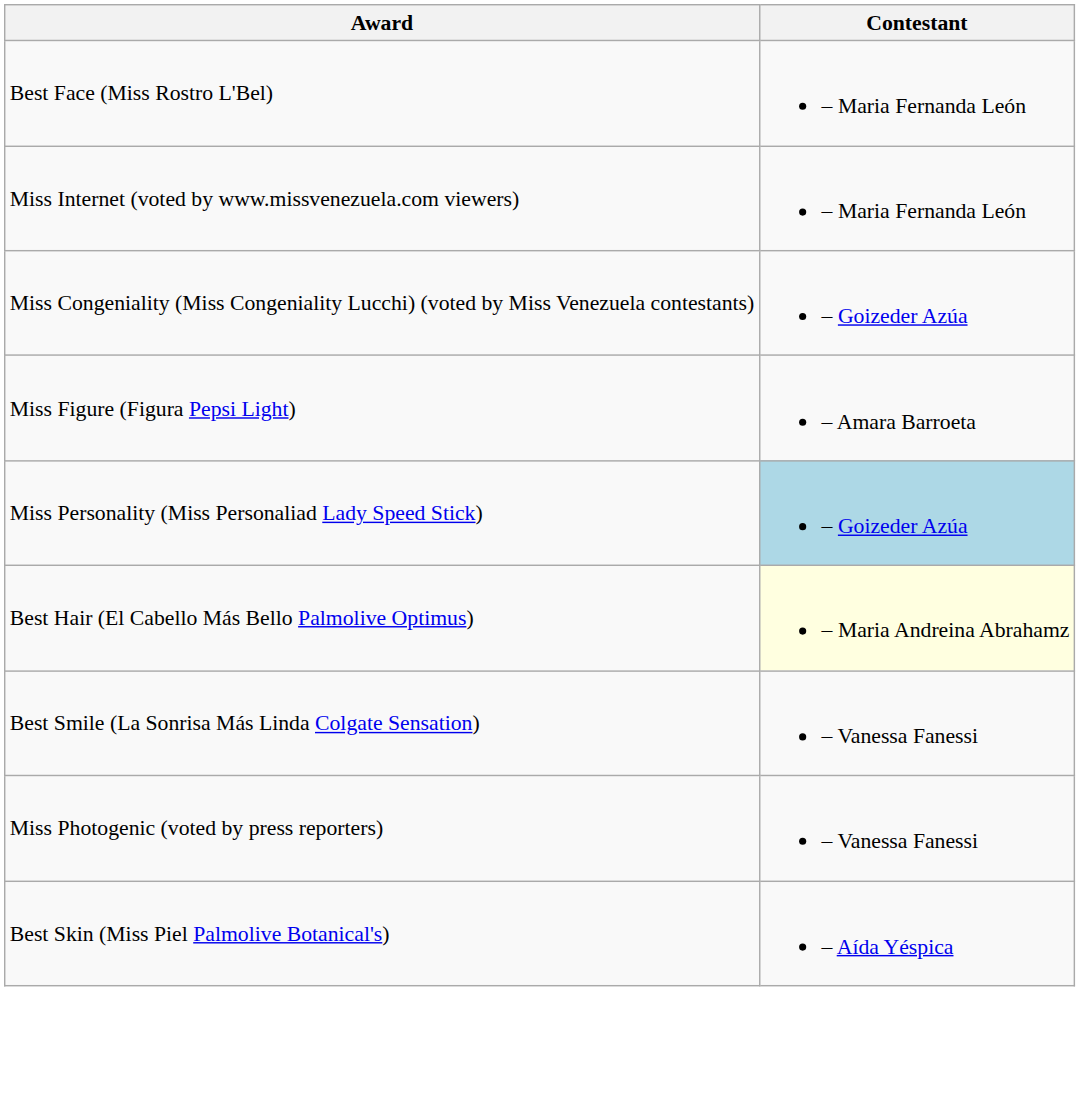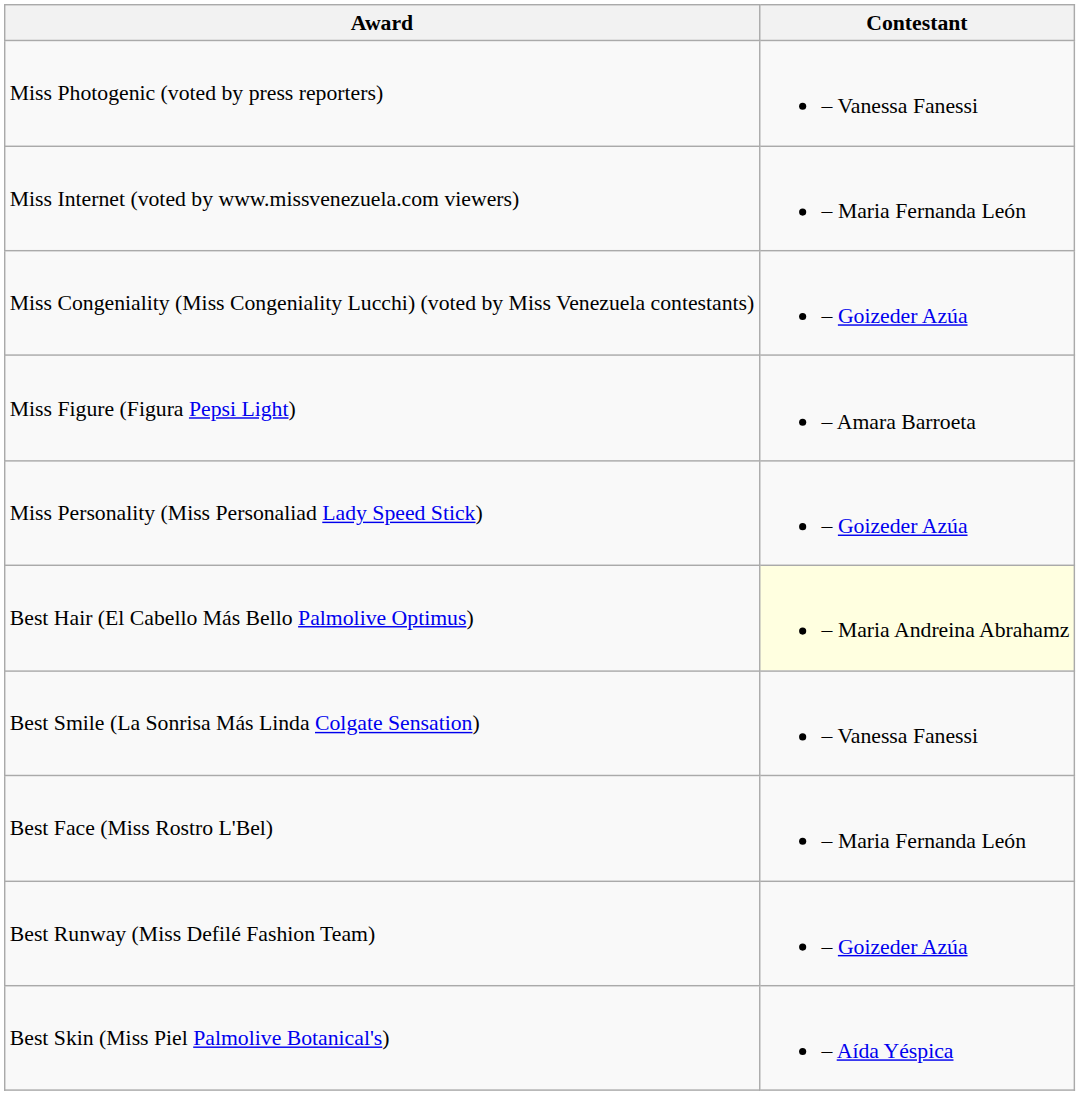rows swapped: (196, 828) <-> (141, 93)
(917, 526) lightblue background -> (917, 526) no background
+ row: (192, 933)
